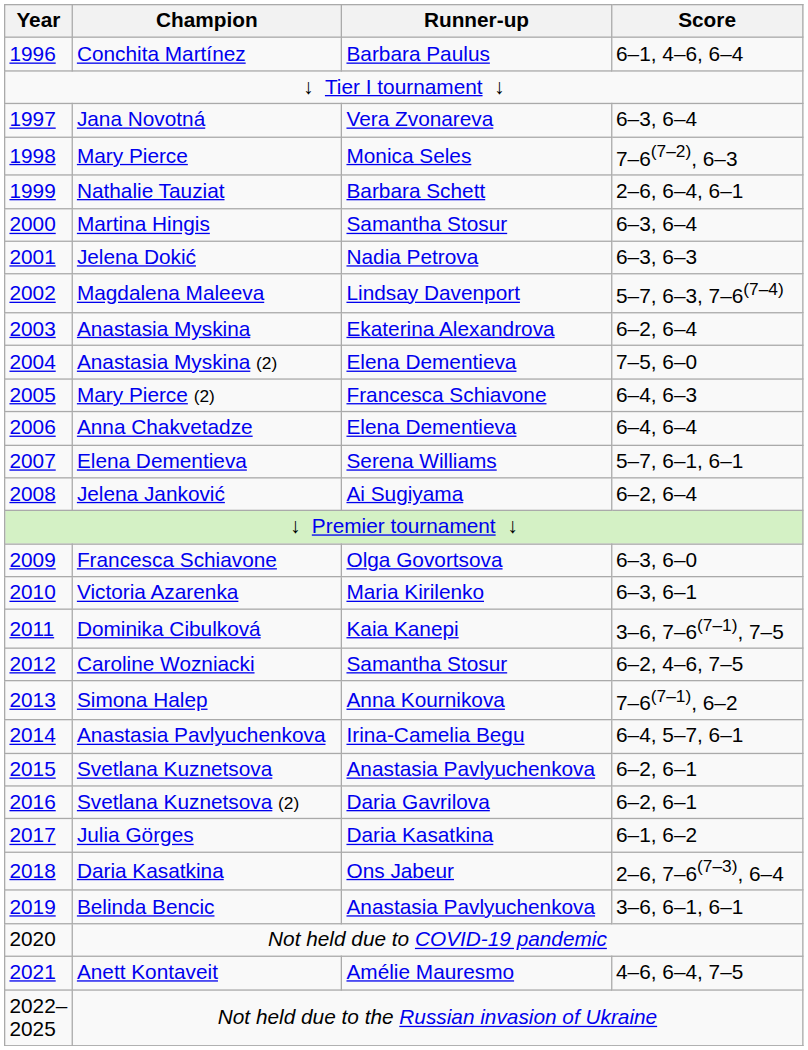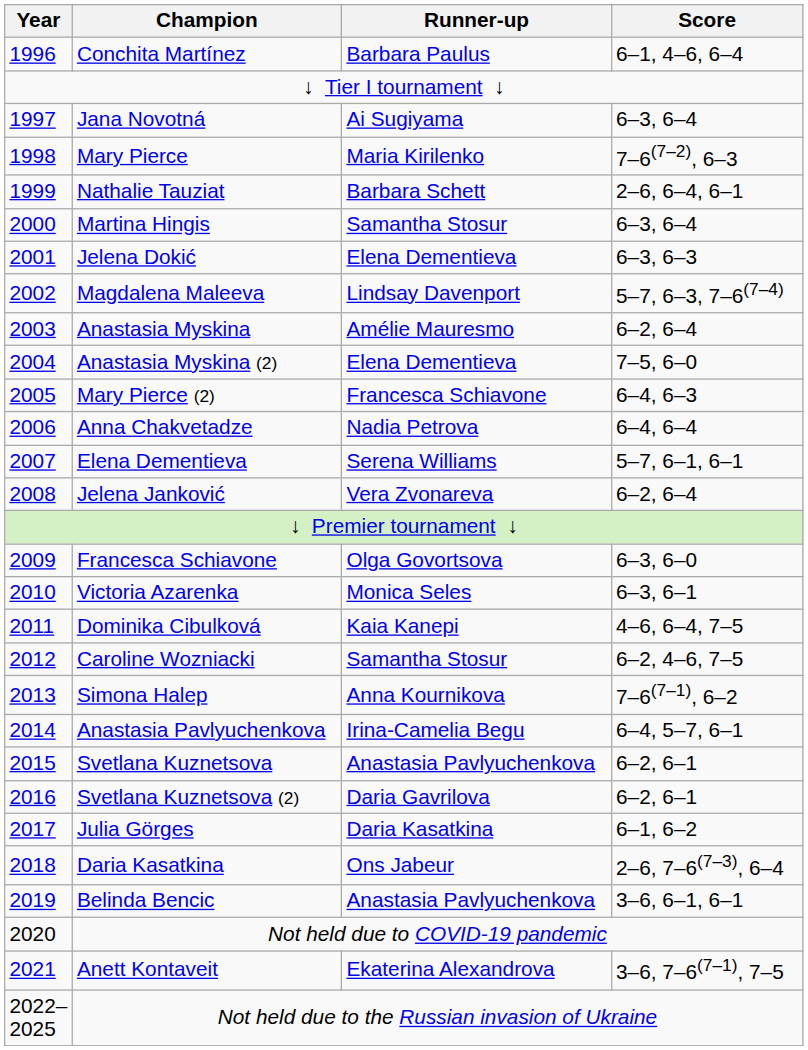(420, 119) Vera Zvonareva -> (405, 119) Ai Sugiyama
(409, 155) Monica Seles -> (415, 155) Maria Kirilenko
(412, 257) Nadia Petrova -> (431, 257) Elena Dementieva
(451, 329) Ekaterina Alexandrova -> (430, 329) Amélie Mauresmo
(431, 428) Elena Dementieva -> (412, 428) Nadia Petrova
(405, 494) Ai Sugiyama -> (420, 494) Vera Zvonareva
(415, 593) Maria Kirilenko -> (409, 593) Monica Seles
(700, 628) 3–6, 7–6(7–1), 7–5 -> (680, 626) 4–6, 6–4, 7–5
(430, 972) Amélie Mauresmo -> (451, 969) Ekaterina Alexandrova
(680, 972) 4–6, 6–4, 7–5 -> (700, 969) 3–6, 7–6(7–1), 7–5
